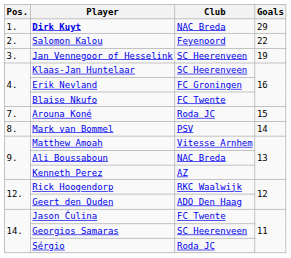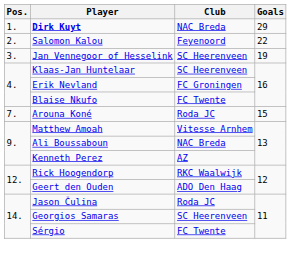- row: (73, 129)
(201, 216) FC Twente -> (196, 202) Roda JC
(196, 246) Roda JC -> (201, 231) FC Twente
